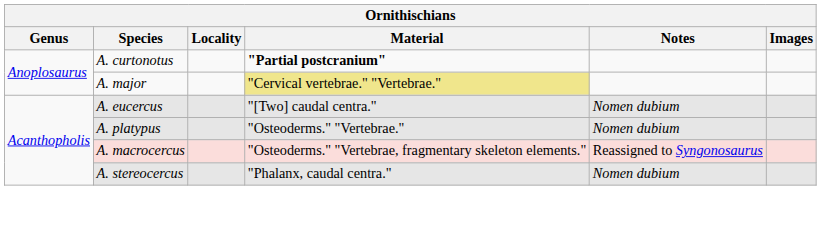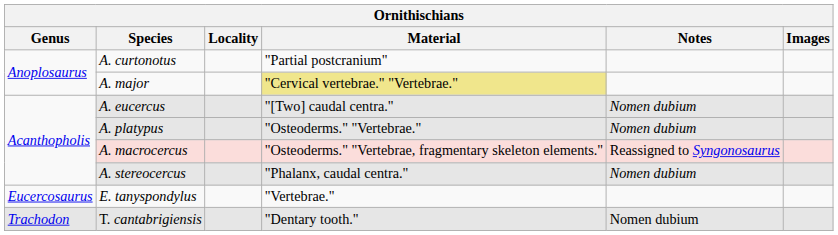(317, 60) bold -> (326, 60) normal
+ row: (148, 196)
+ row: (150, 219)
